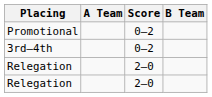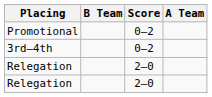columns swapped: (103, 13) <-> (185, 13)
